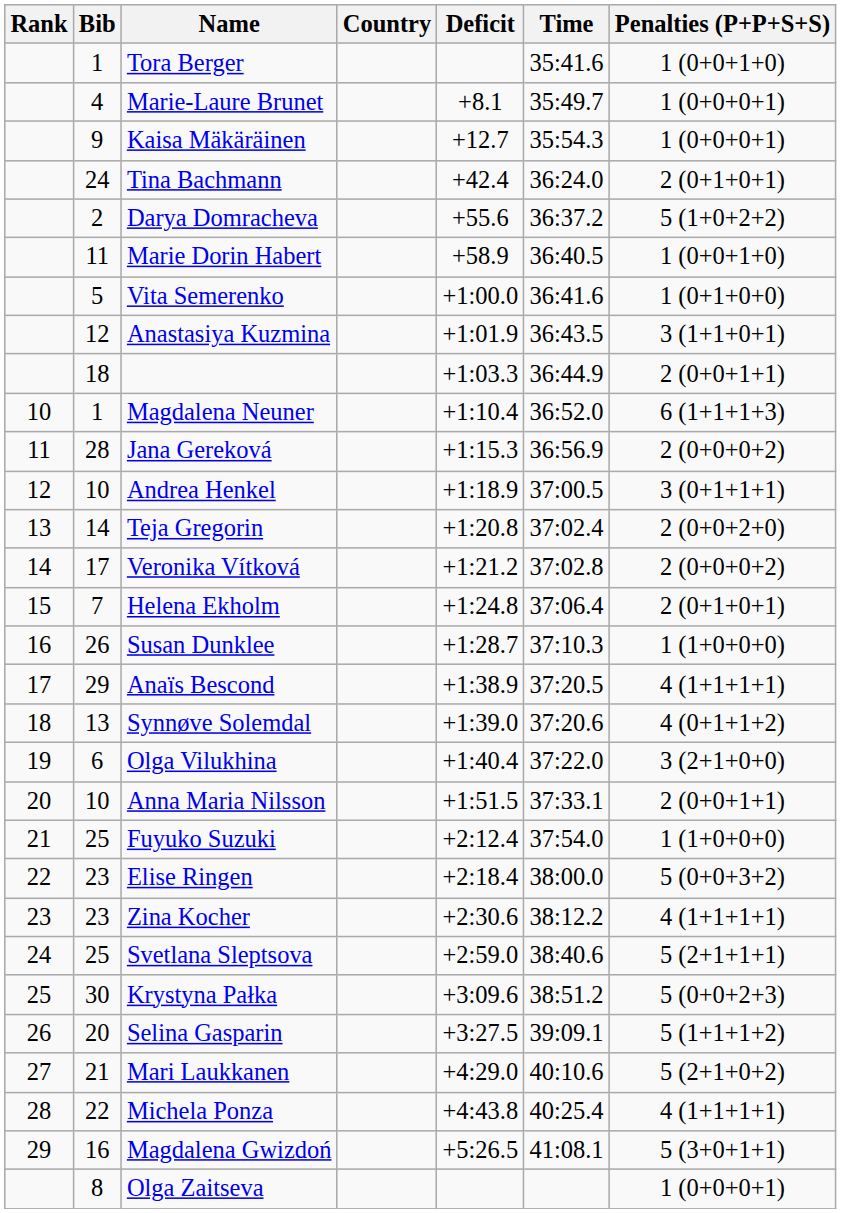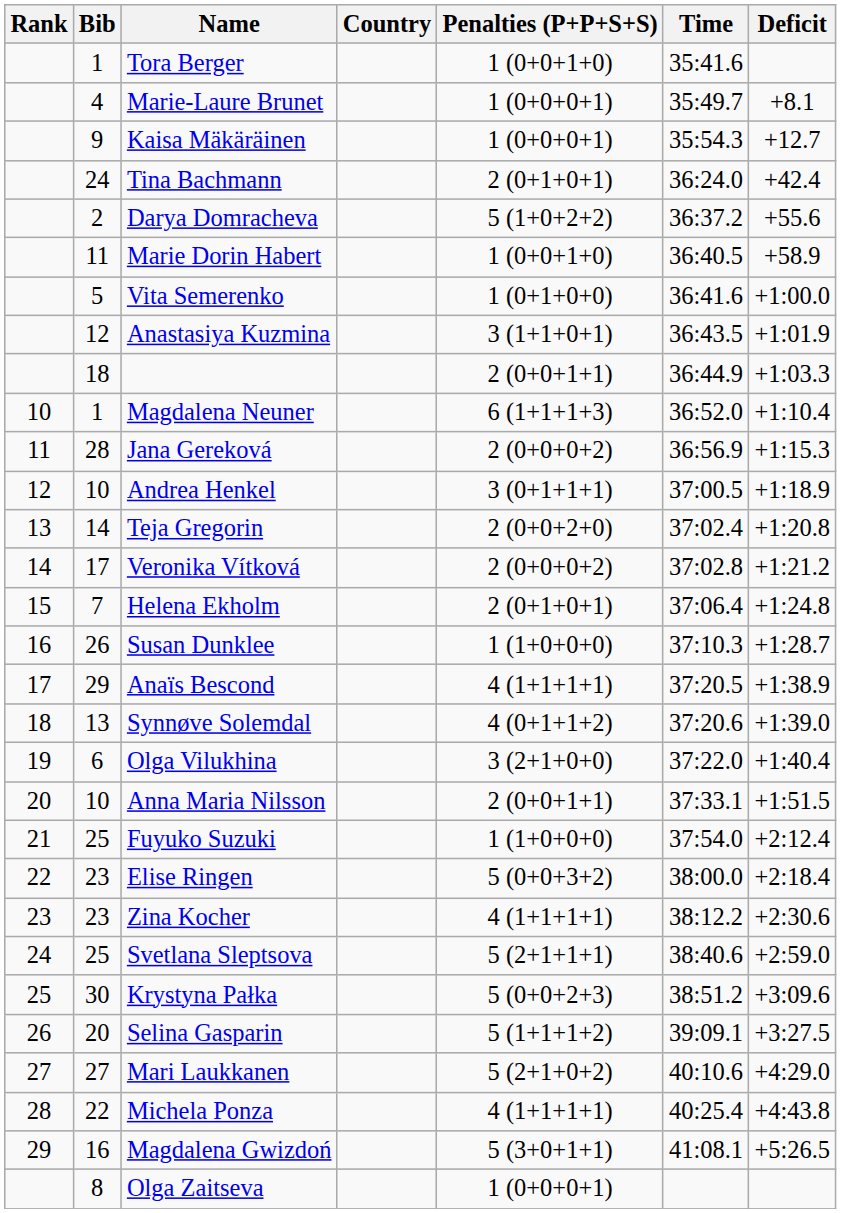columns swapped: (722, 23) <-> (480, 23)
(97, 1072) 21 -> (97, 1072) 27
